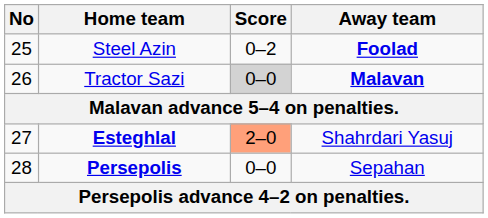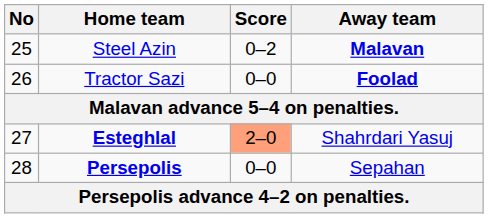(387, 49) Foolad -> (387, 49) Malavan
(261, 78) lightgrey background -> (261, 78) no background
(387, 78) Malavan -> (387, 78) Foolad
